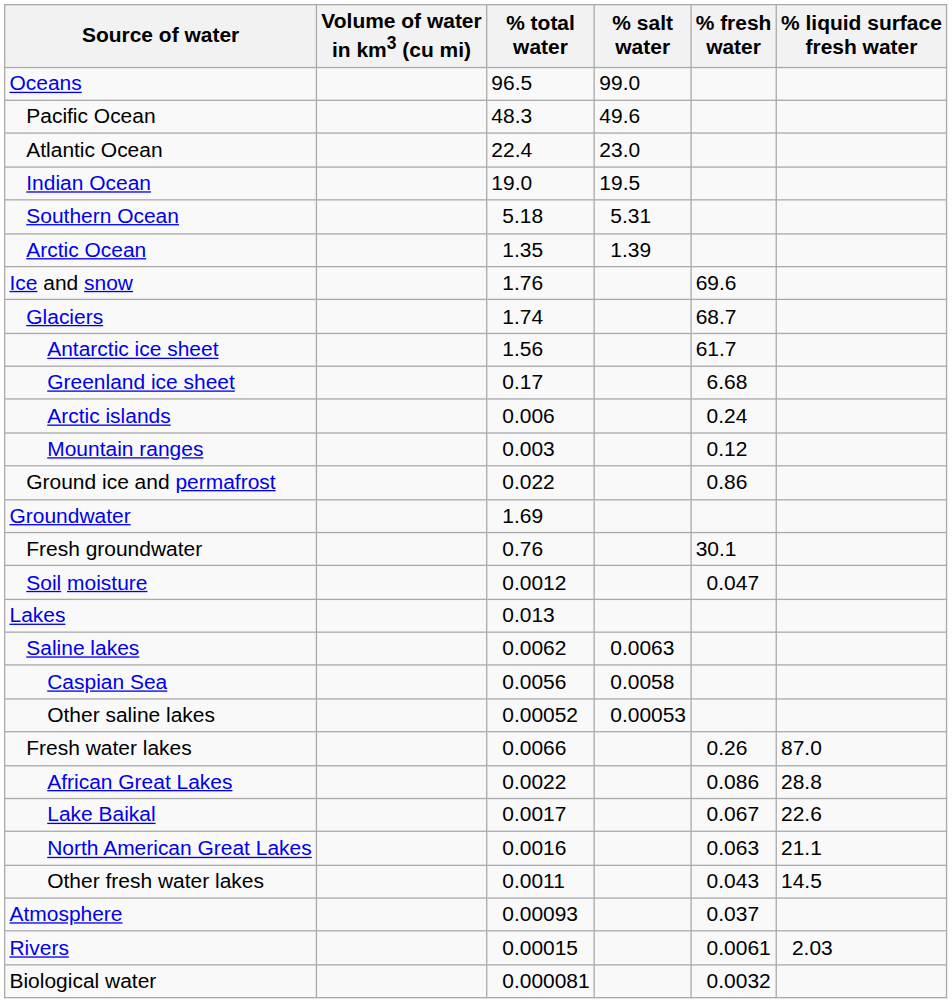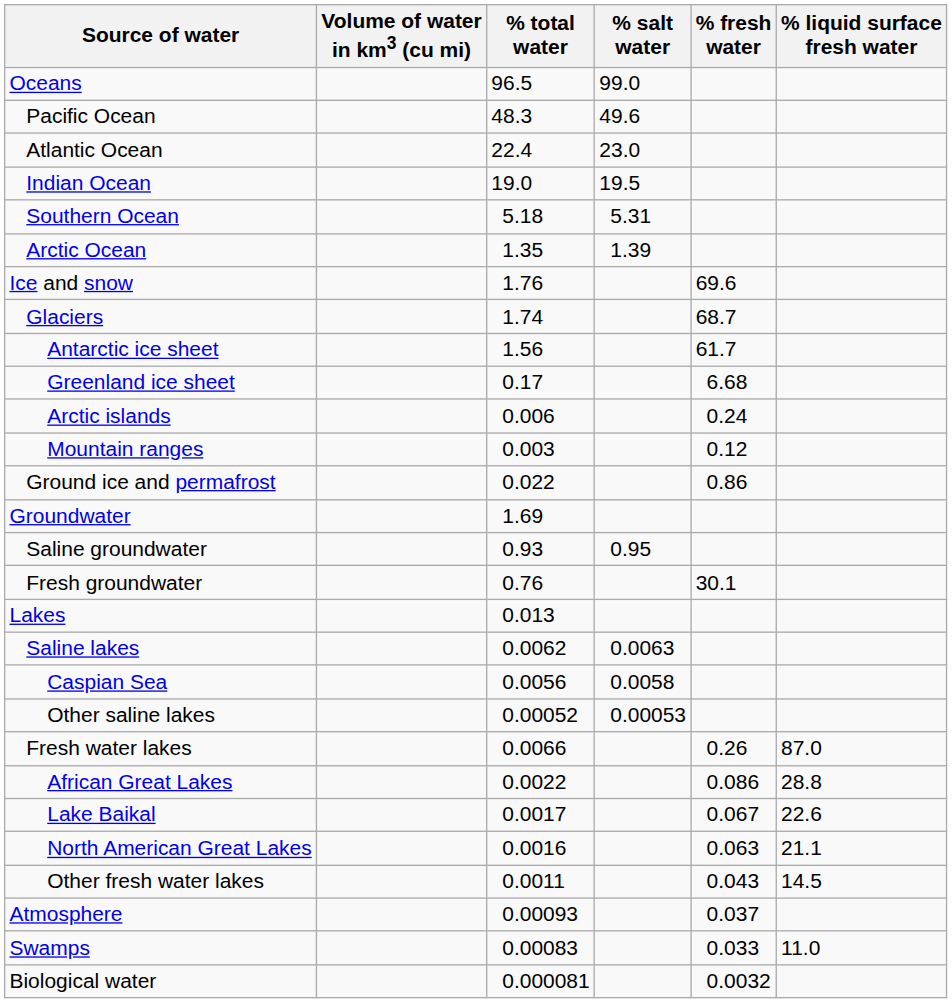+ row: (117, 548)
- row: (87, 582)
+ row: (50, 947)
- row: (39, 947)
